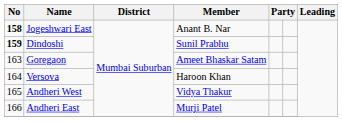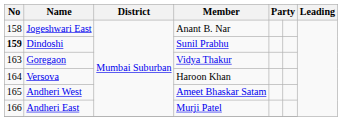(14, 28) bold -> (14, 28) normal
(221, 60) Ameet Bhaskar Satam -> (204, 60) Vidya Thakur
(204, 92) Vidya Thakur -> (221, 92) Ameet Bhaskar Satam
